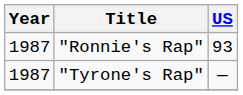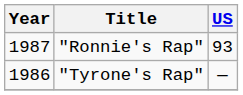(30, 75) 1987 -> (30, 75) 1986
